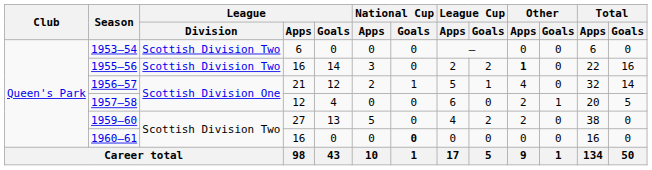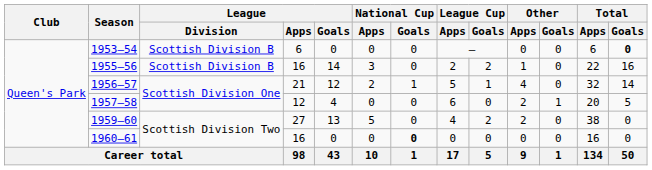(211, 49) Scottish Division Two -> (211, 49) Scottish Division B
(628, 49) normal -> (628, 49) bold
(211, 67) Scottish Division Two -> (211, 67) Scottish Division B
(523, 67) bold -> (523, 67) normal
